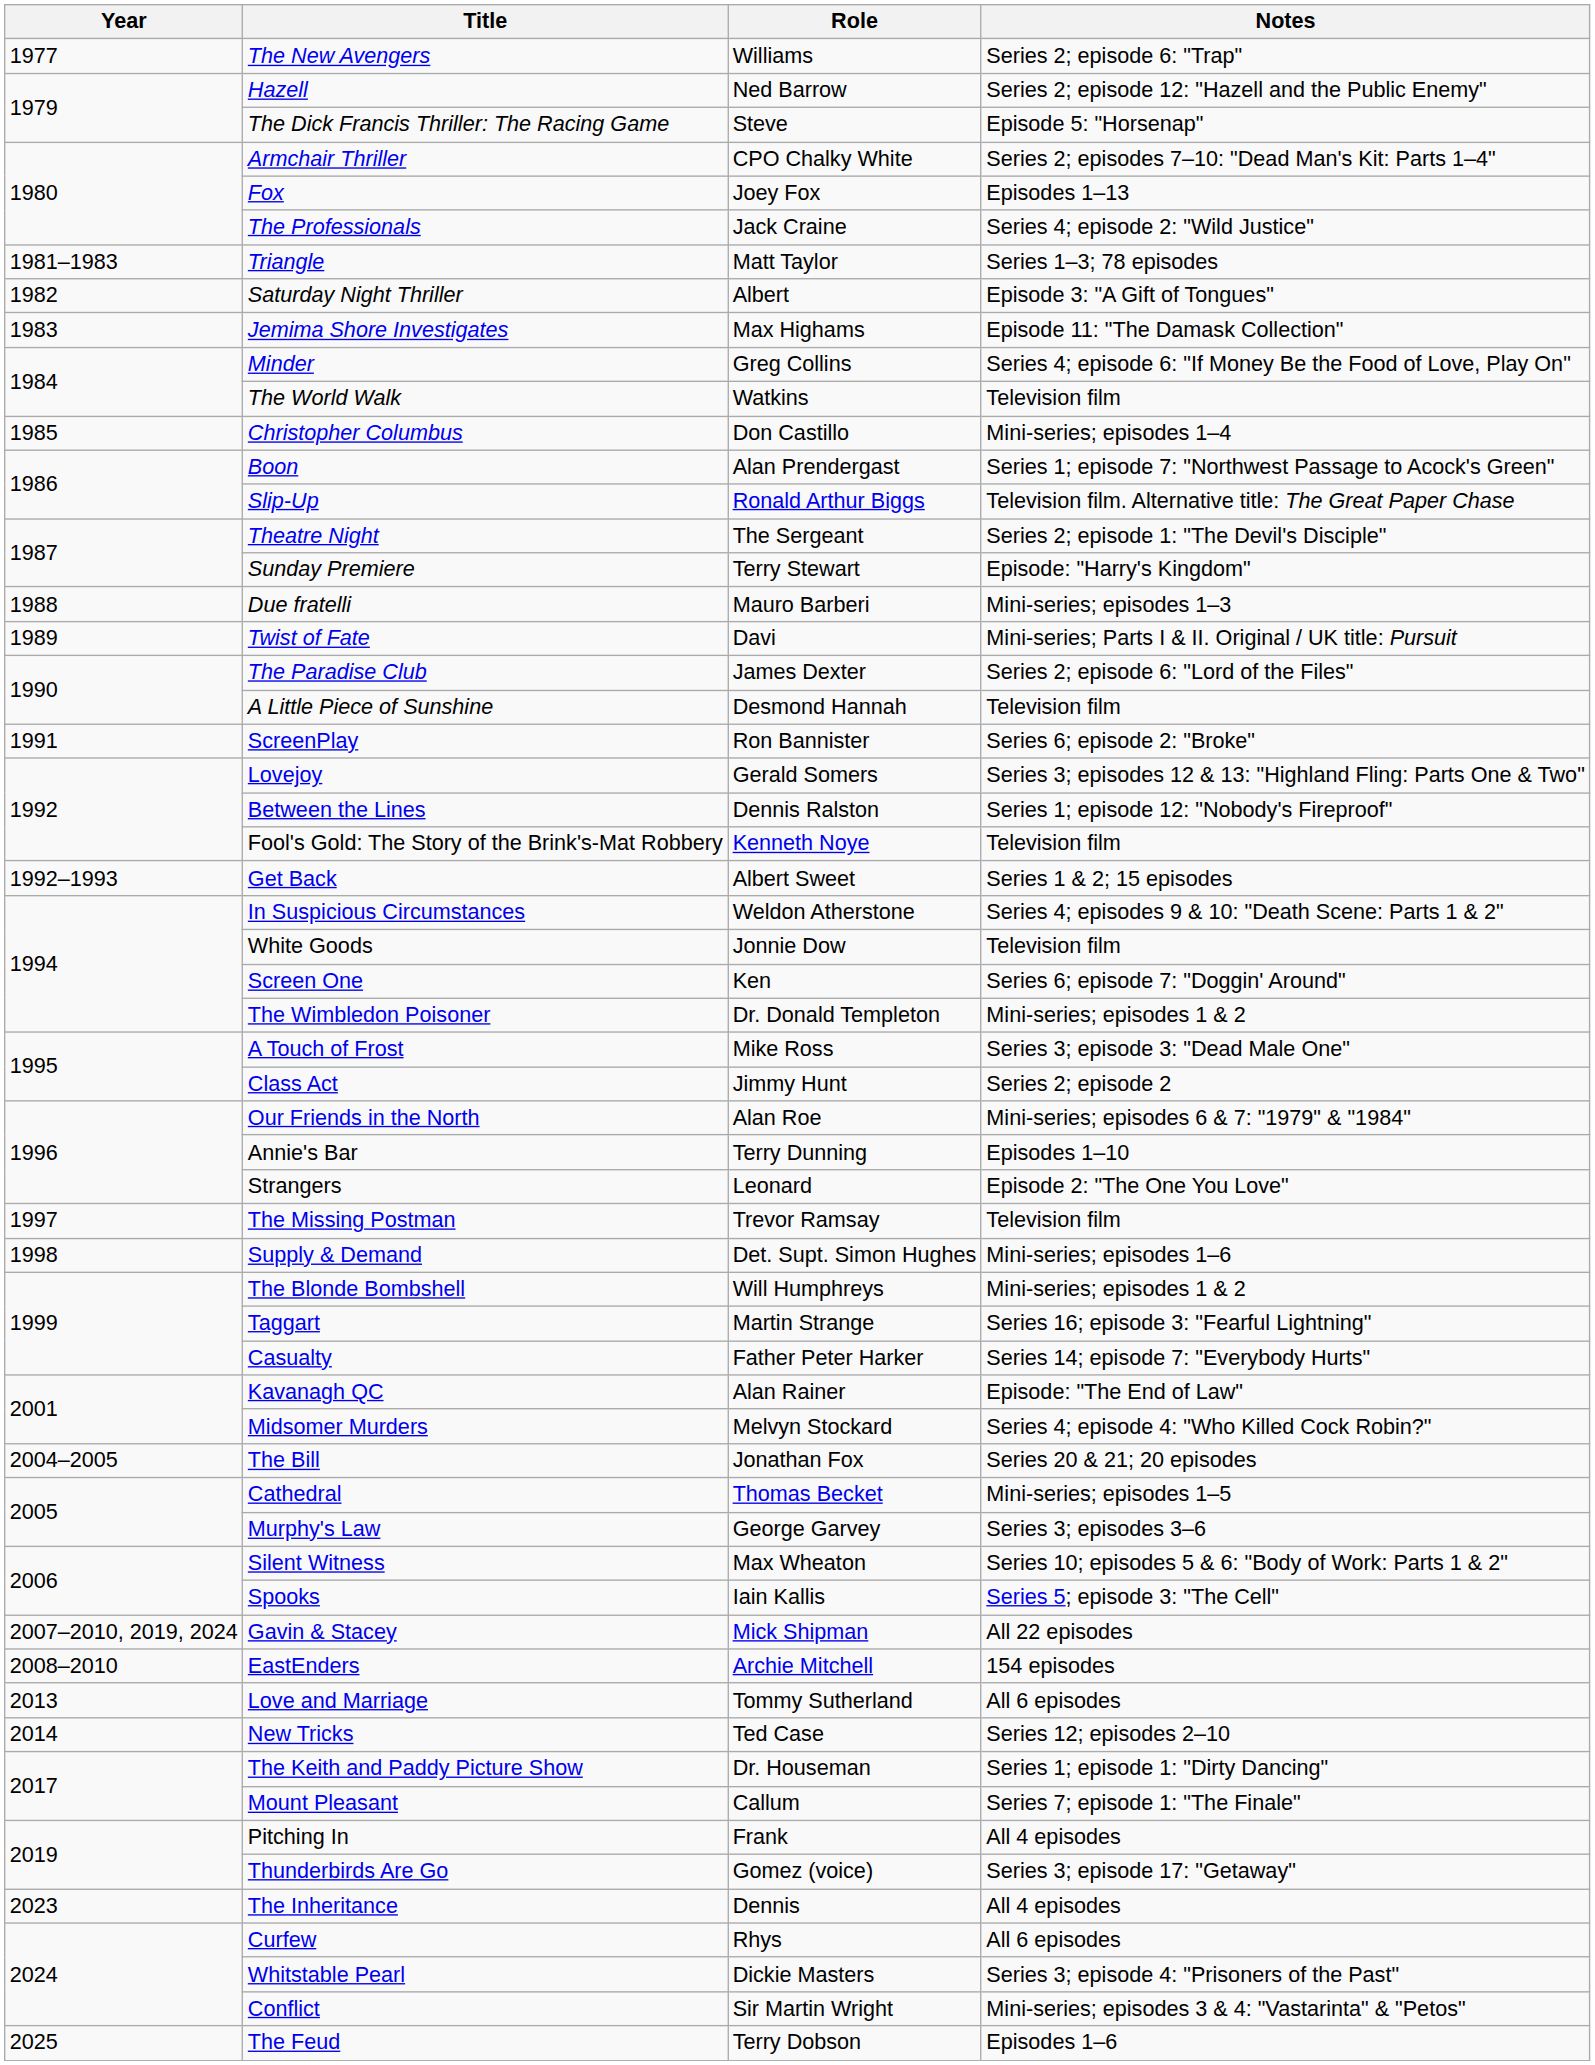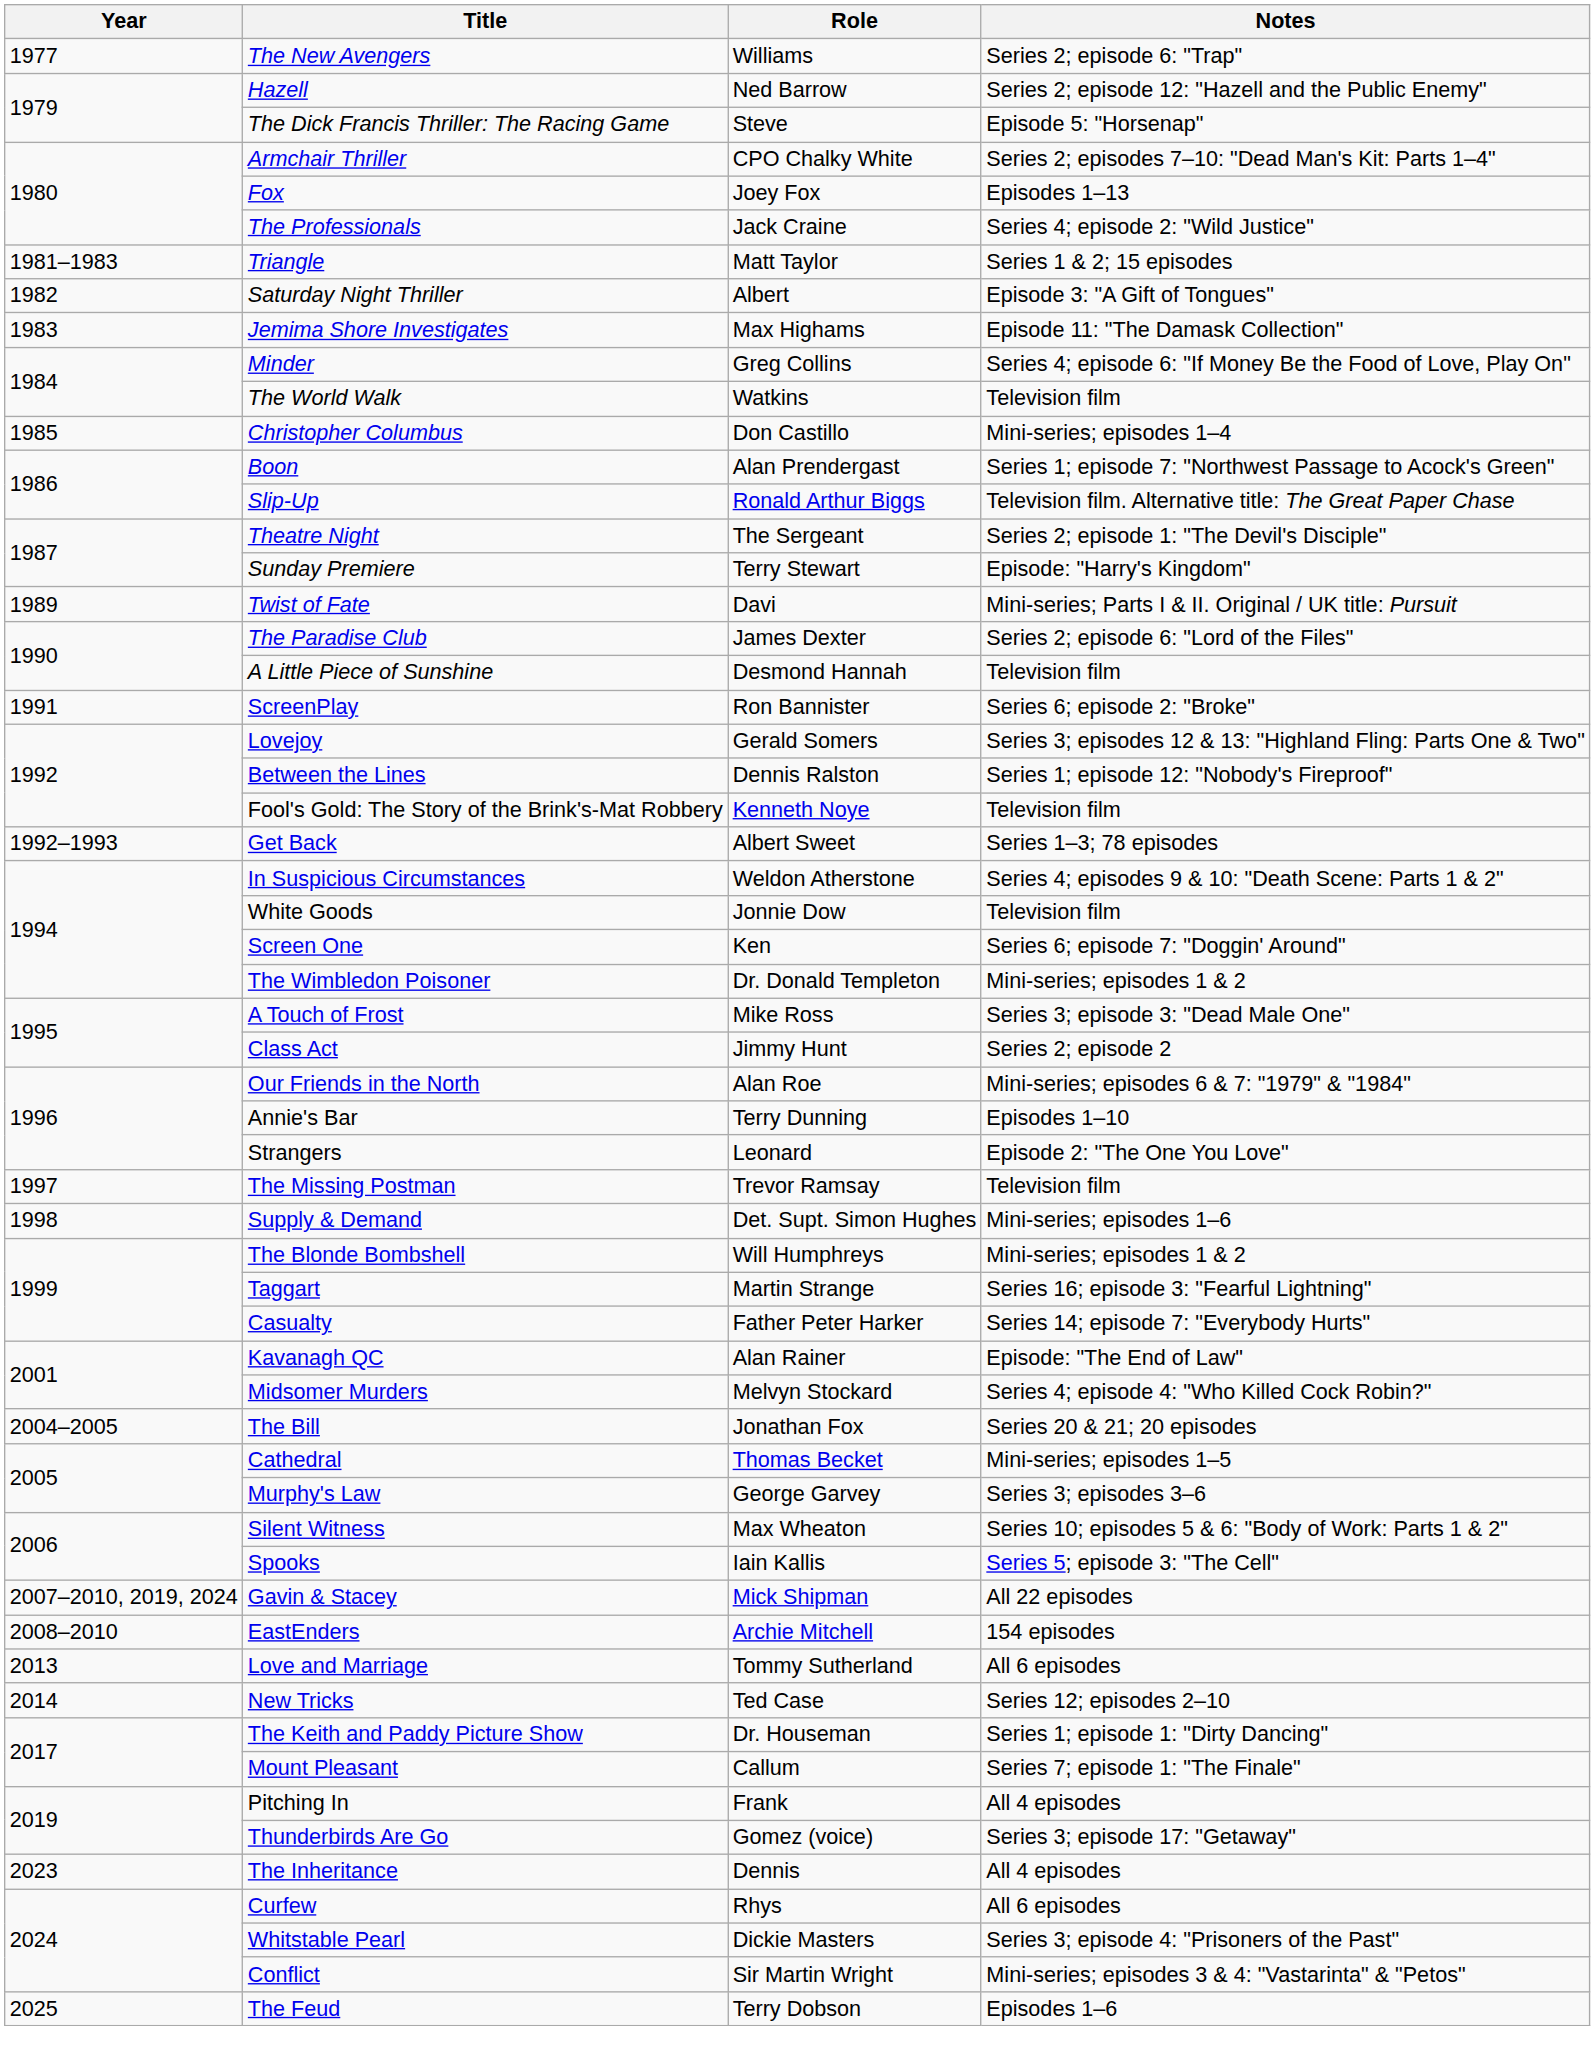(1102, 261) Series 1–3; 78 episodes -> (1109, 261) Series 1 & 2; 15 episodes
- row: (299, 603)
(1109, 878) Series 1 & 2; 15 episodes -> (1102, 843) Series 1–3; 78 episodes
